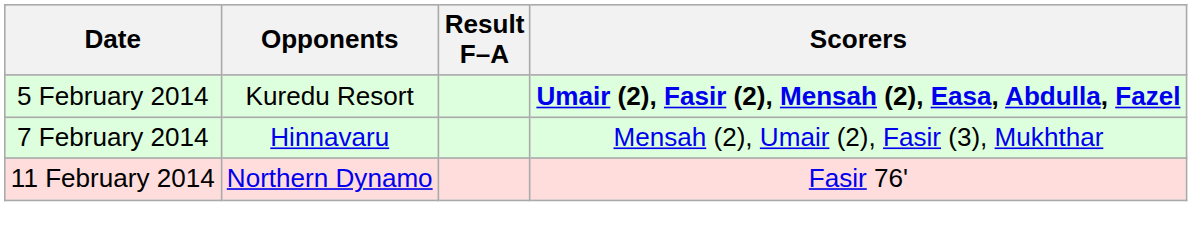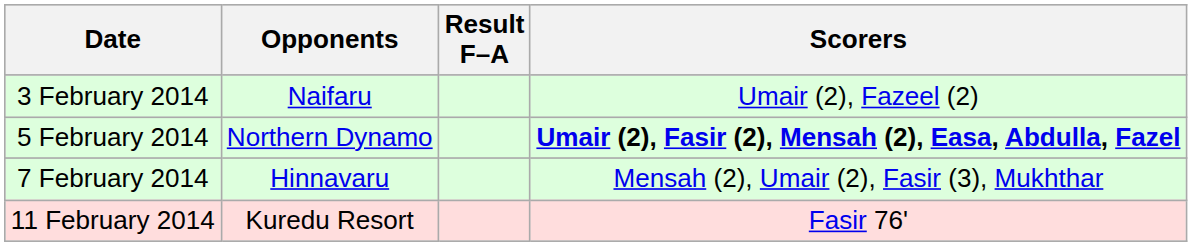+ row: (113, 95)
(330, 95) Kuredu Resort -> (330, 137) Northern Dynamo
(330, 178) Northern Dynamo -> (330, 219) Kuredu Resort
